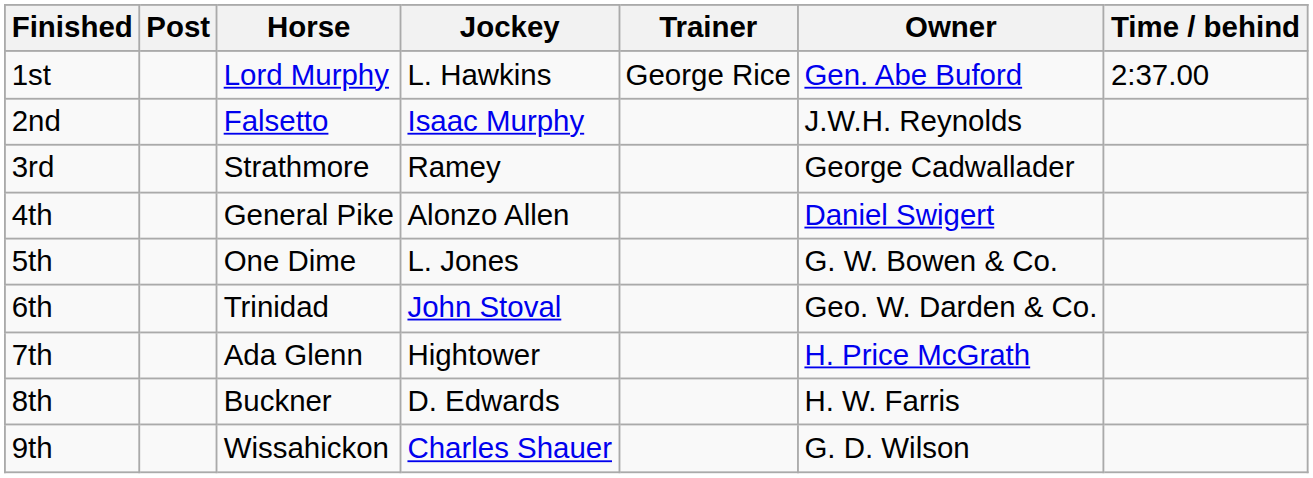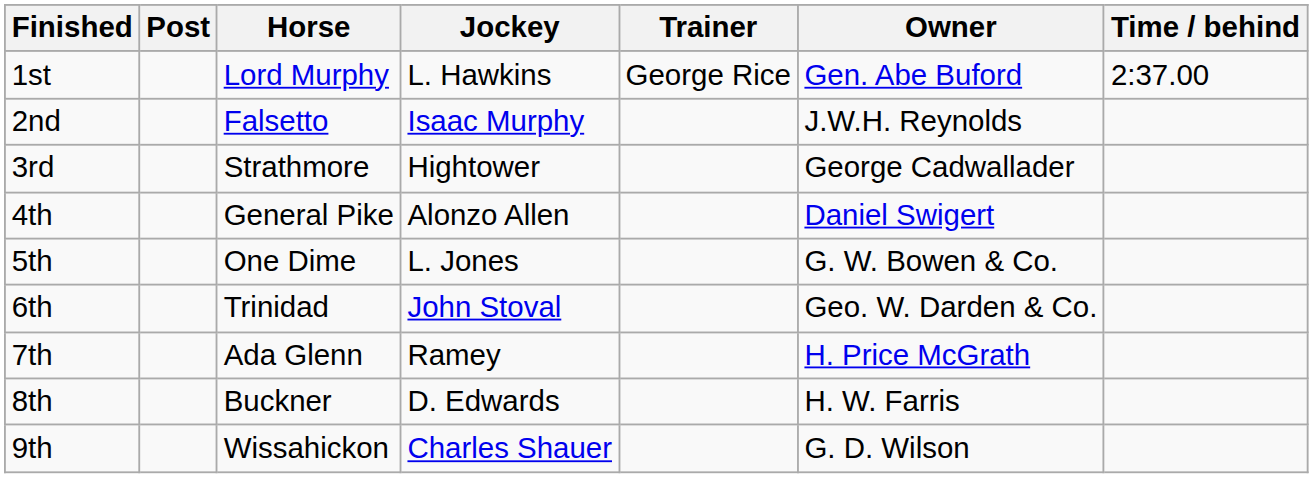(454, 167) Ramey -> (474, 167) Hightower
(474, 354) Hightower -> (454, 354) Ramey
